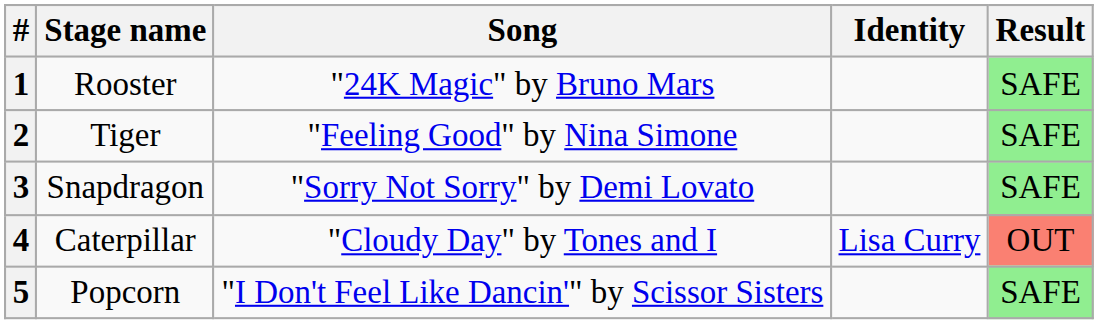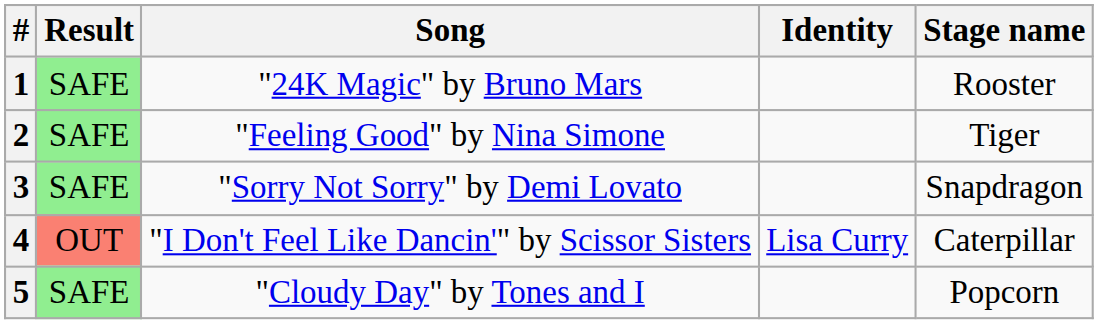columns swapped: (125, 30) <-> (1040, 30)
(522, 239) "Cloudy Day" by Tones and I -> (450, 239) "I Don't Feel Like Dancin'" by Scissor Sisters
(522, 291) "I Don't Feel Like Dancin'" by Scissor Sisters -> (450, 291) "Cloudy Day" by Tones and I
